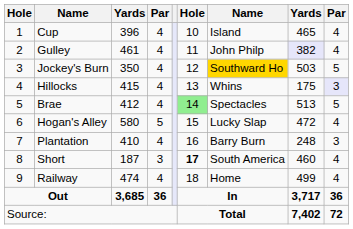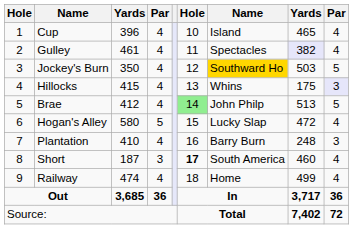(237, 50) John Philp -> (238, 50) Spectacles
(238, 104) Spectacles -> (237, 104) John Philp
